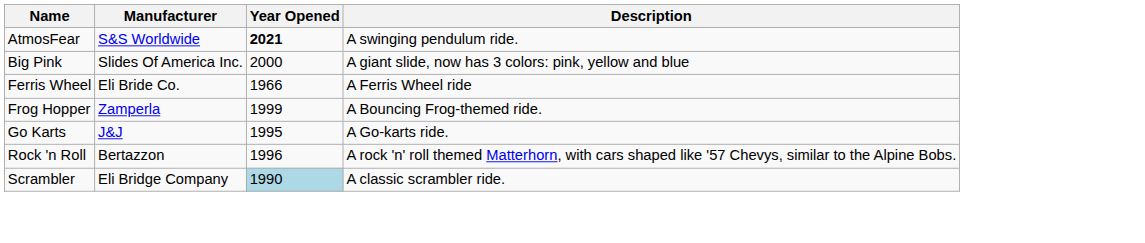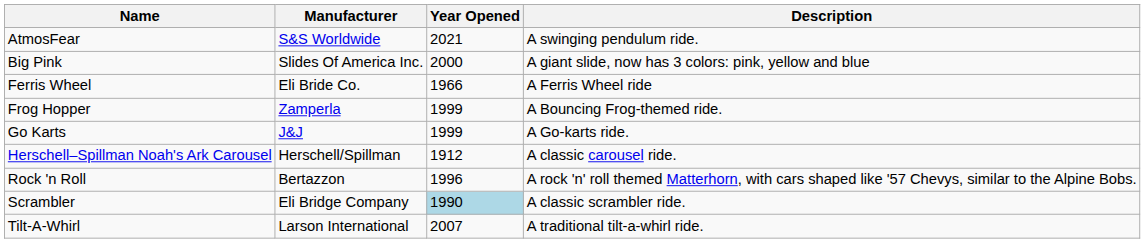(266, 39) bold -> (446, 39) normal
(266, 132) 1995 -> (446, 132) 1999
+ row: (140, 156)
+ row: (44, 226)
